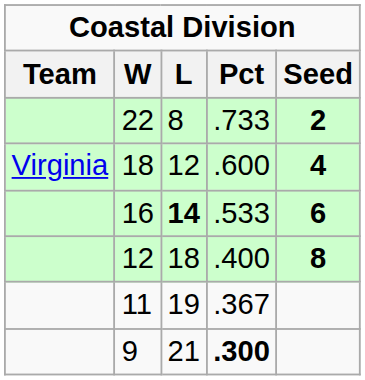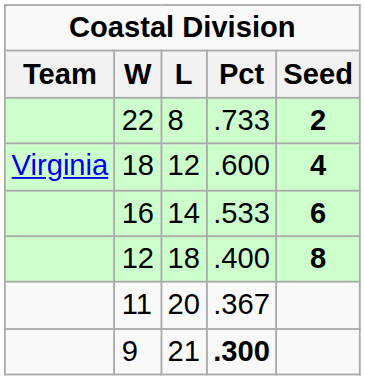(184, 212) bold -> (184, 212) normal
(184, 304) 19 -> (184, 304) 20
